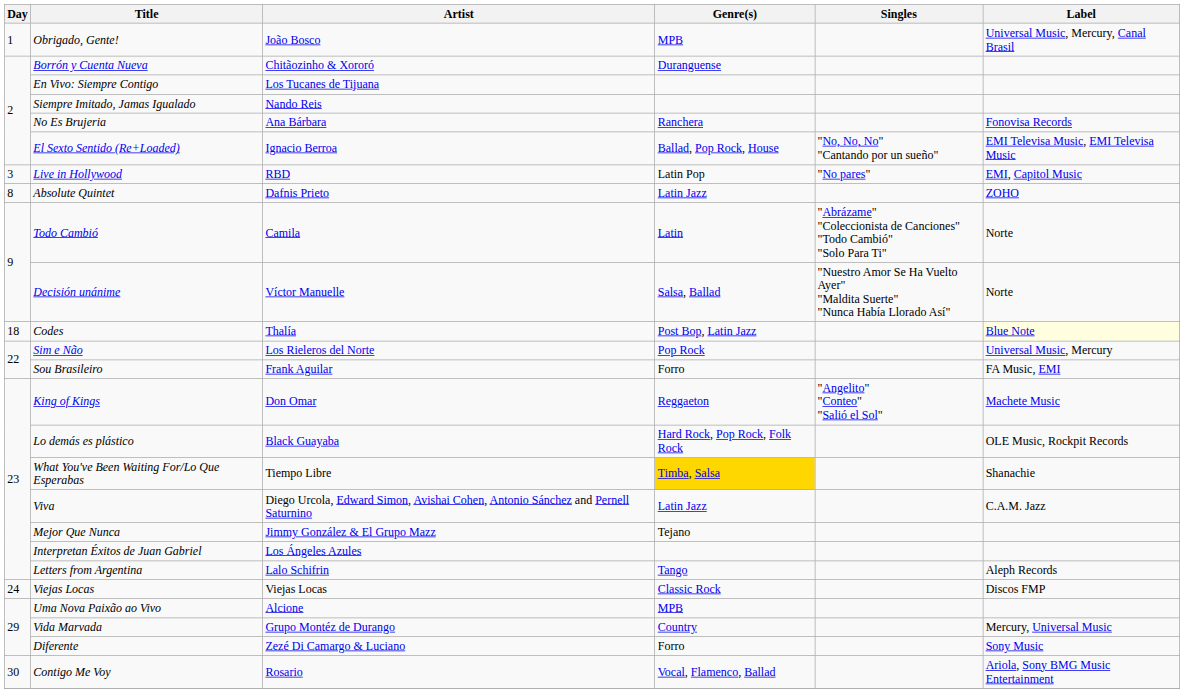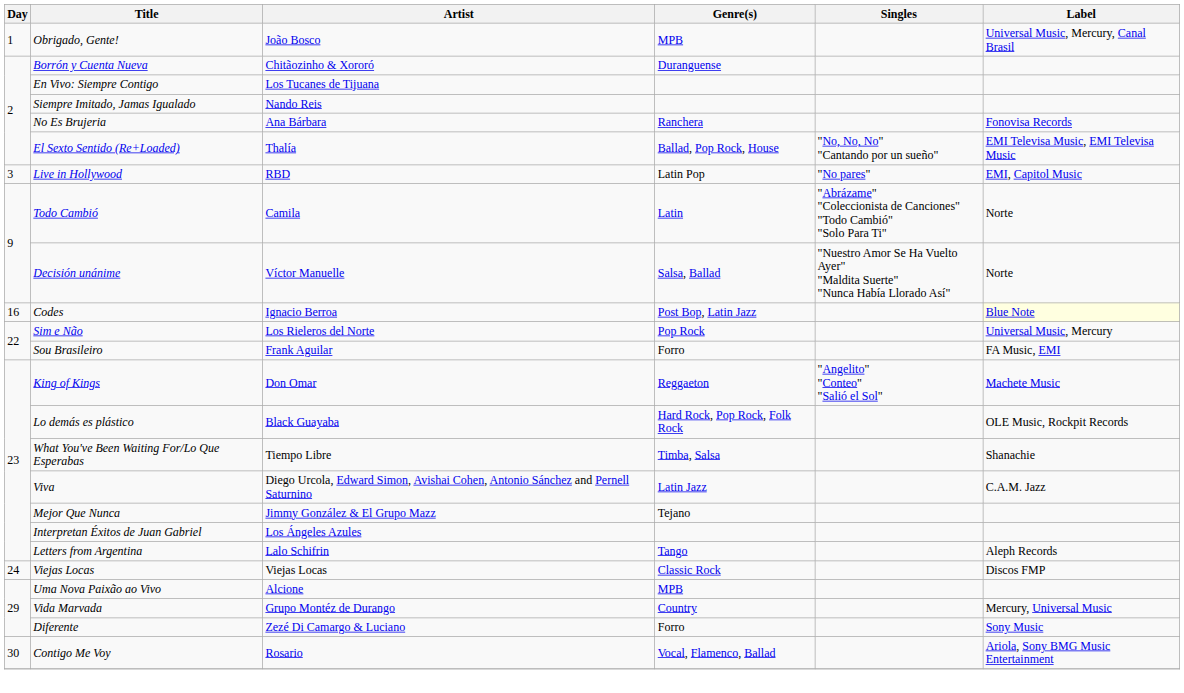(301, 148) Ignacio Berroa -> (281, 148) Thalía
- row: (74, 193)
(13, 331) 18 -> (13, 312) 16
(281, 331) Thalía -> (301, 312) Ignacio Berroa
(689, 473) gold background -> (689, 454) no background
